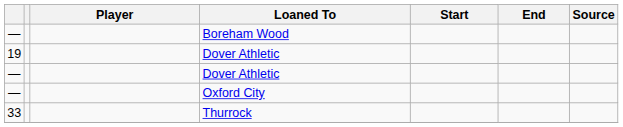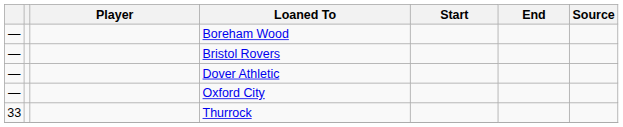+ row: (14, 54)
- row: (14, 54)
